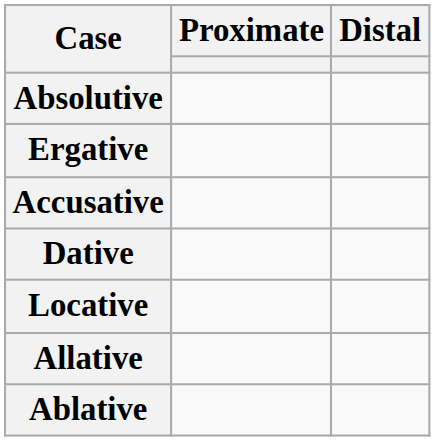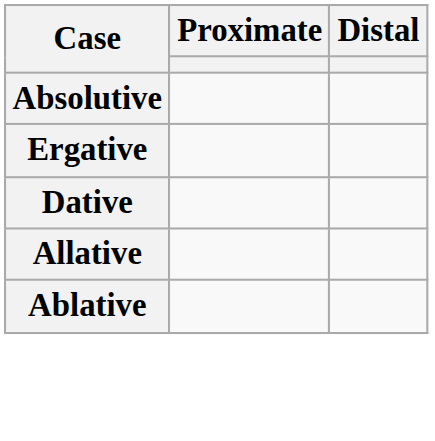- row: (88, 201)
- row: (88, 305)
